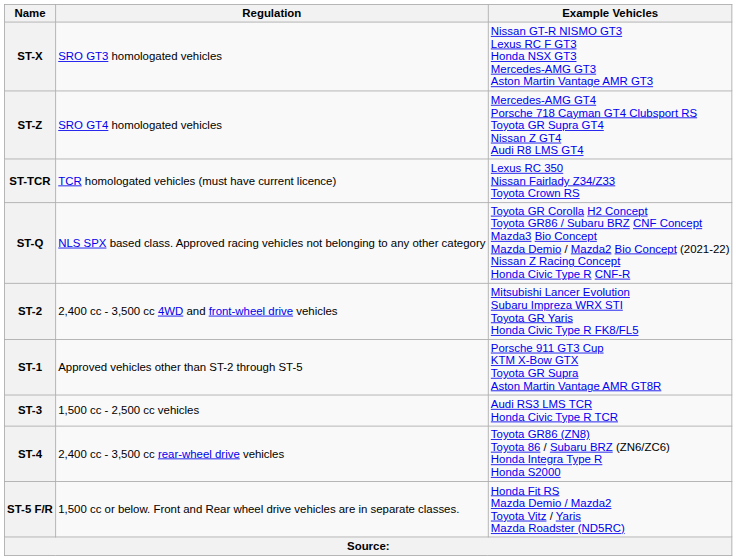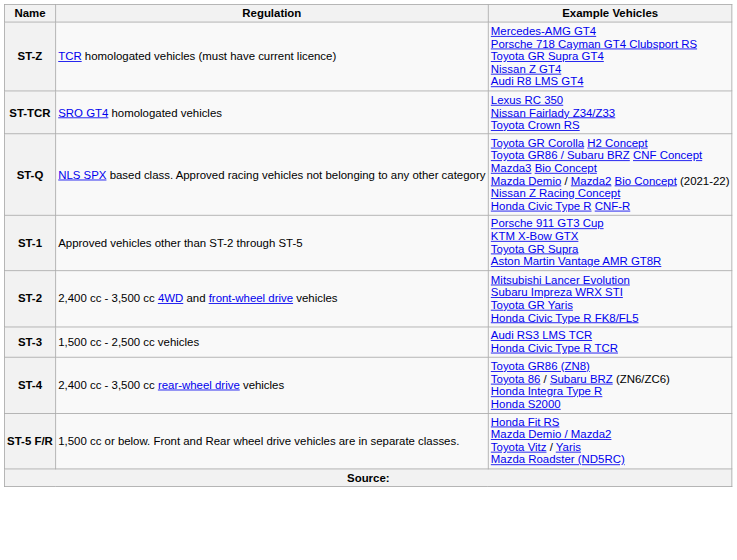- row: (30, 56)
(140, 125) SRO GT4 homologated vehicles -> (197, 56) TCR homologated vehicles (must have current licence)
(197, 180) TCR homologated vehicles (must have current licence) -> (140, 112) SRO GT4 homologated vehicles
rows swapped: (30, 367) <-> (30, 311)
